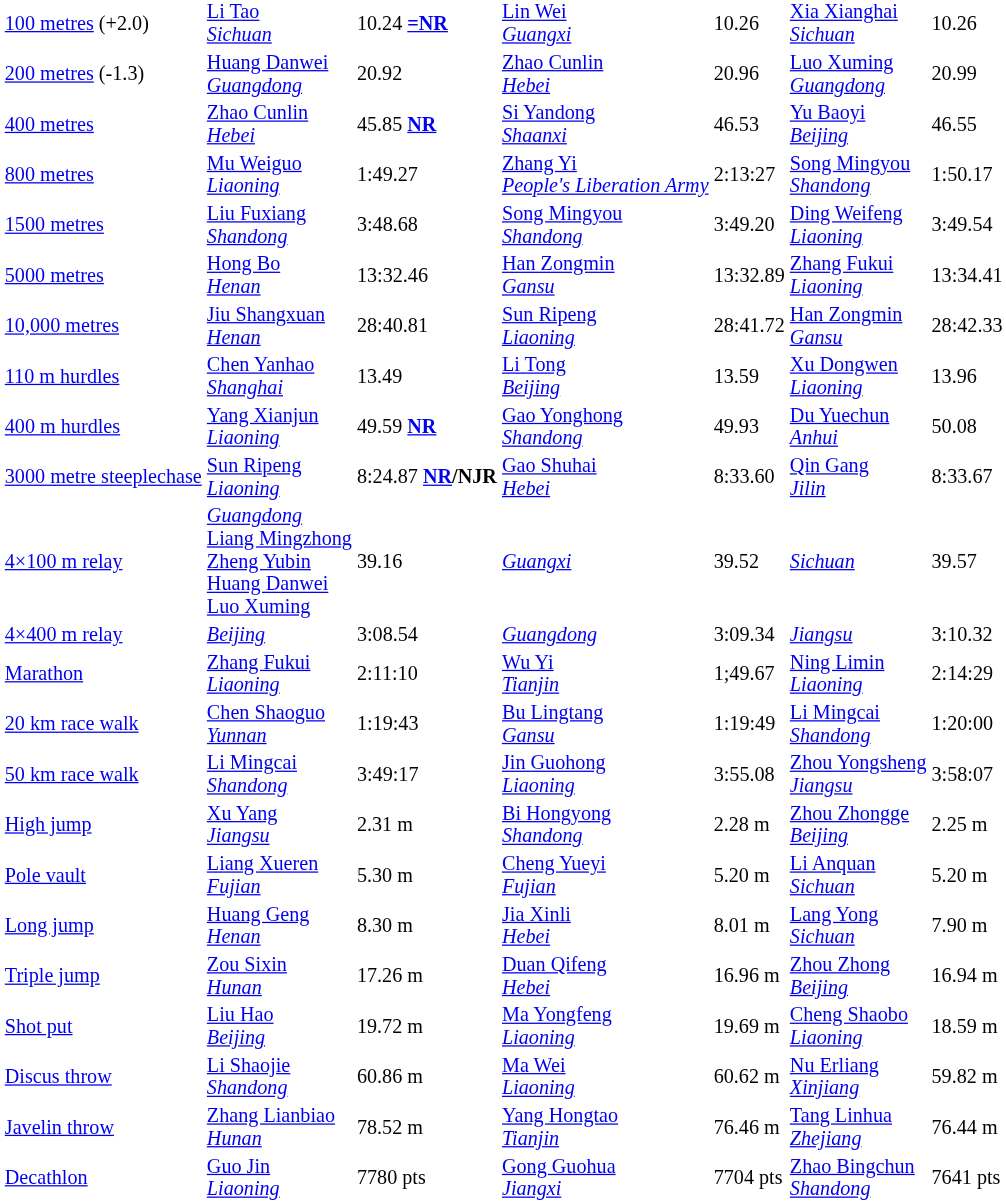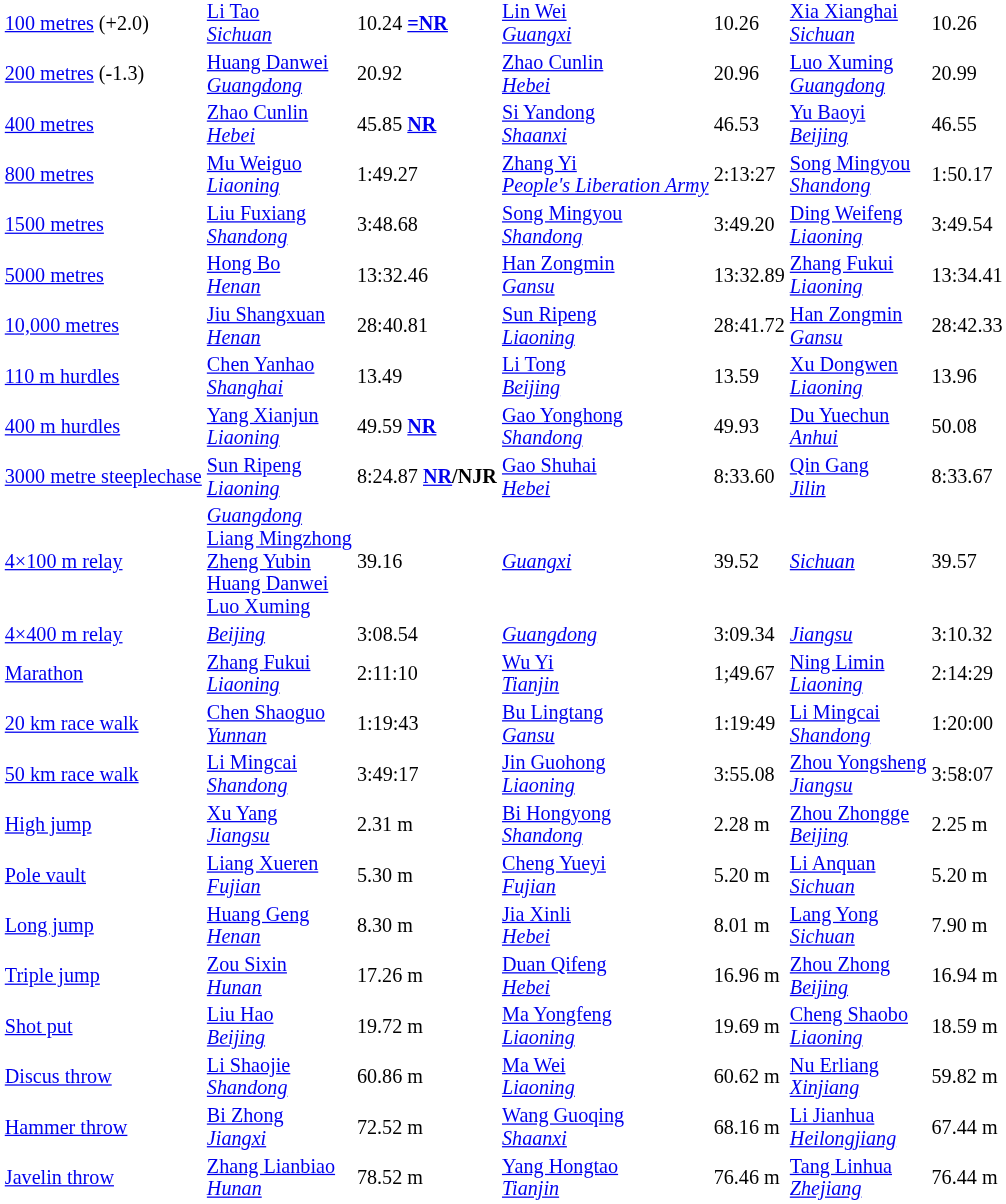+ row: (66, 1127)
- row: (46, 1177)
